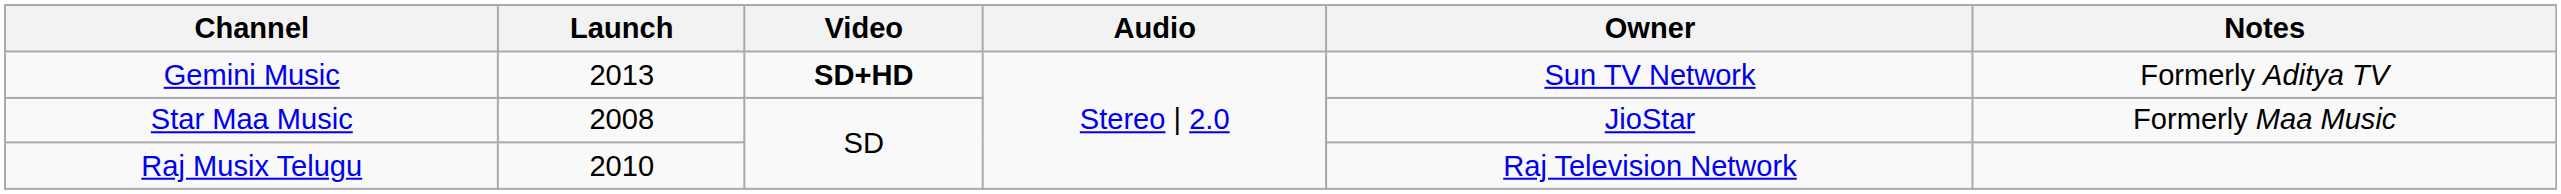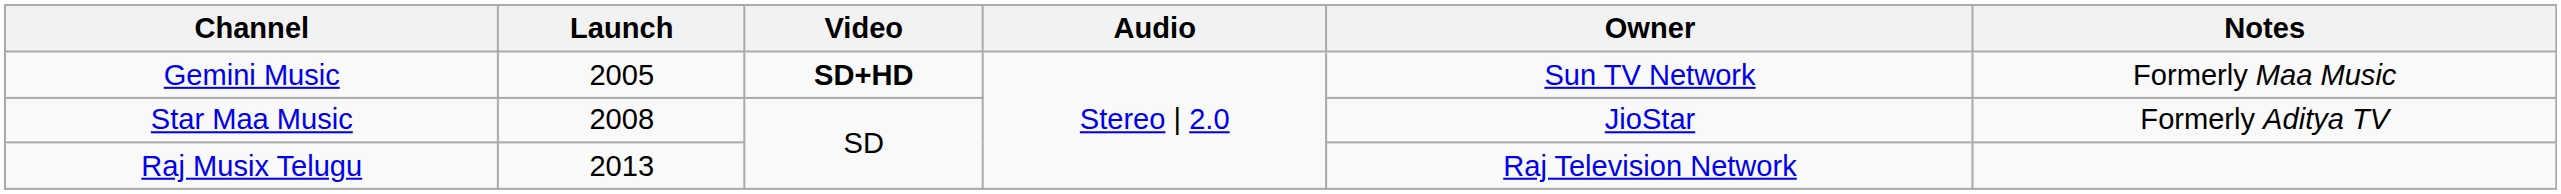(622, 74) 2013 -> (622, 74) 2005
(2265, 74) Formerly Aditya TV -> (2265, 74) Formerly Maa Music
(2265, 120) Formerly Maa Music -> (2265, 120) Formerly Aditya TV
(622, 166) 2010 -> (622, 166) 2013
